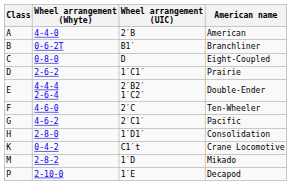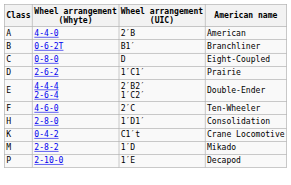- row: (224, 121)
